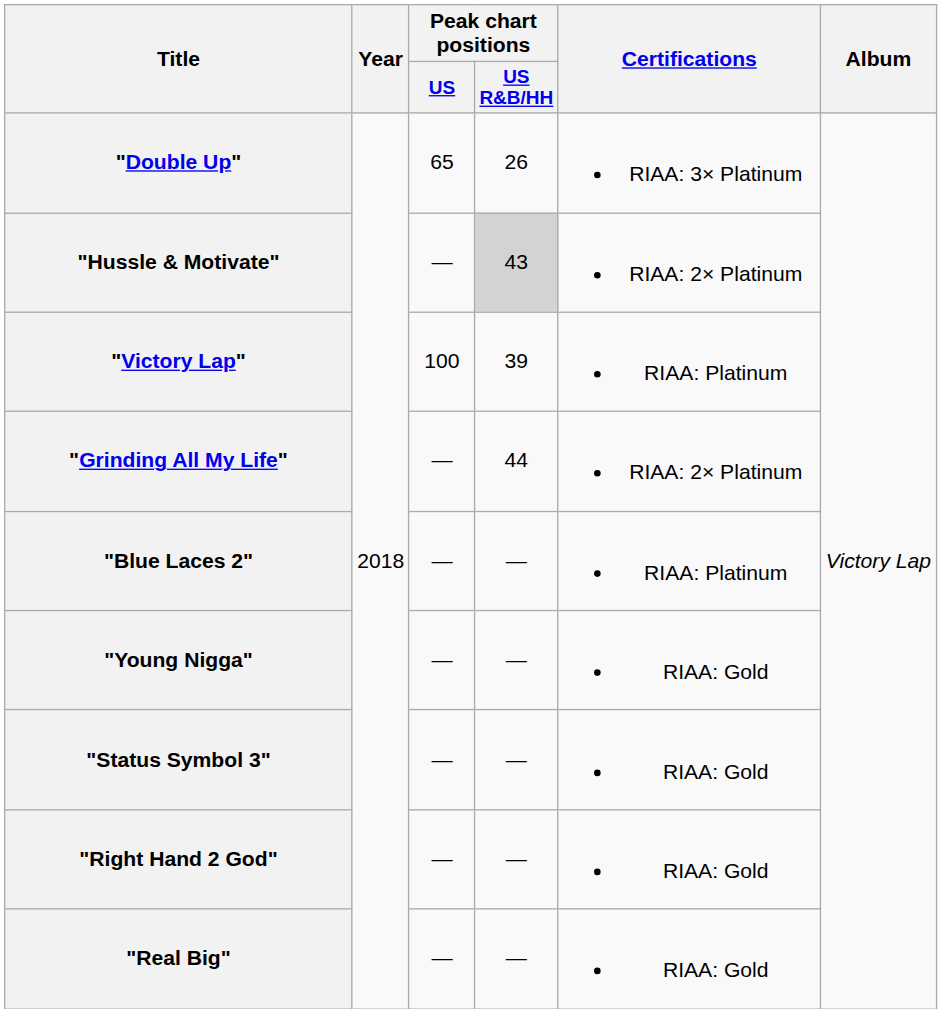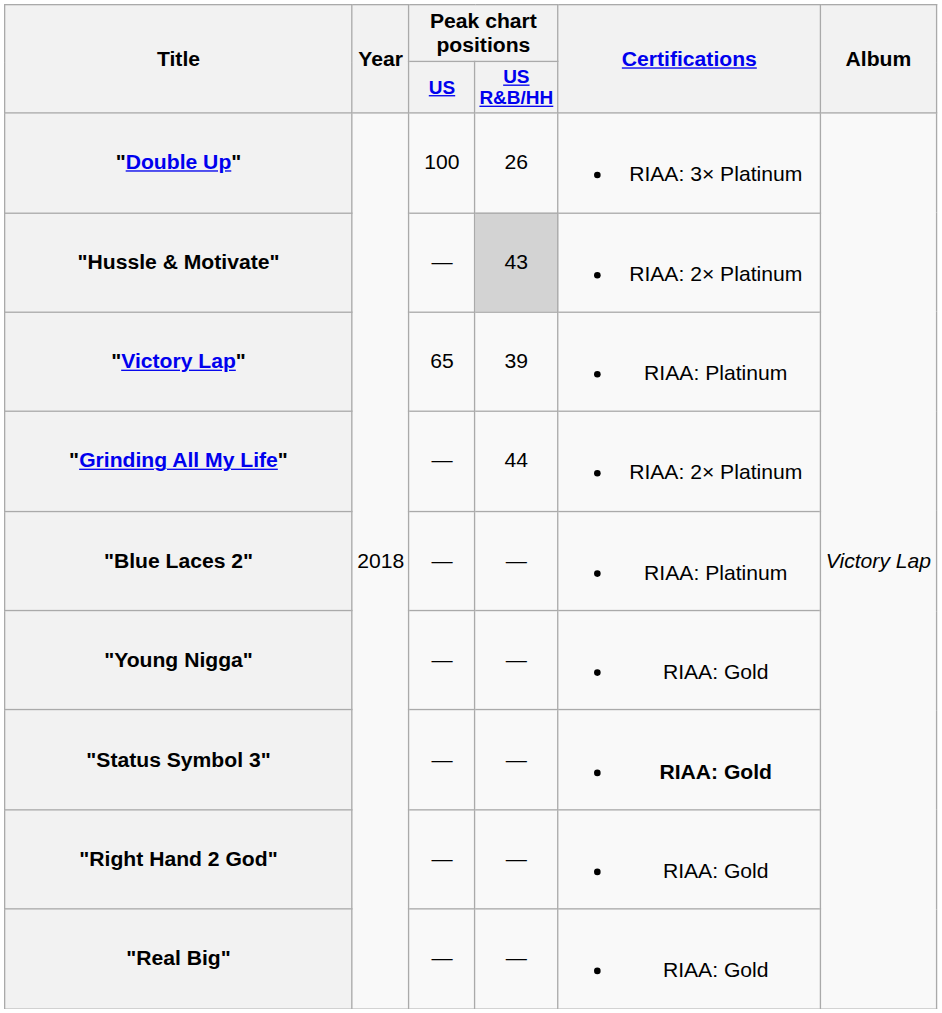(442, 162) 65 -> (442, 162) 100
(442, 361) 100 -> (442, 361) 65
(689, 772) normal -> (689, 772) bold
